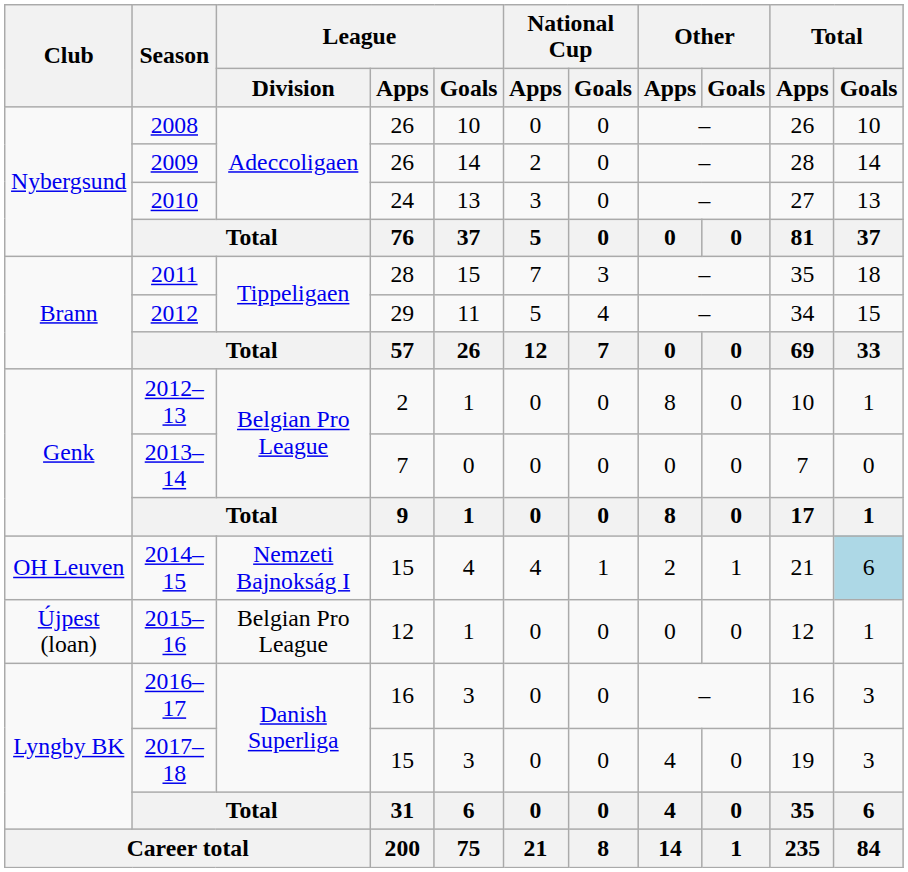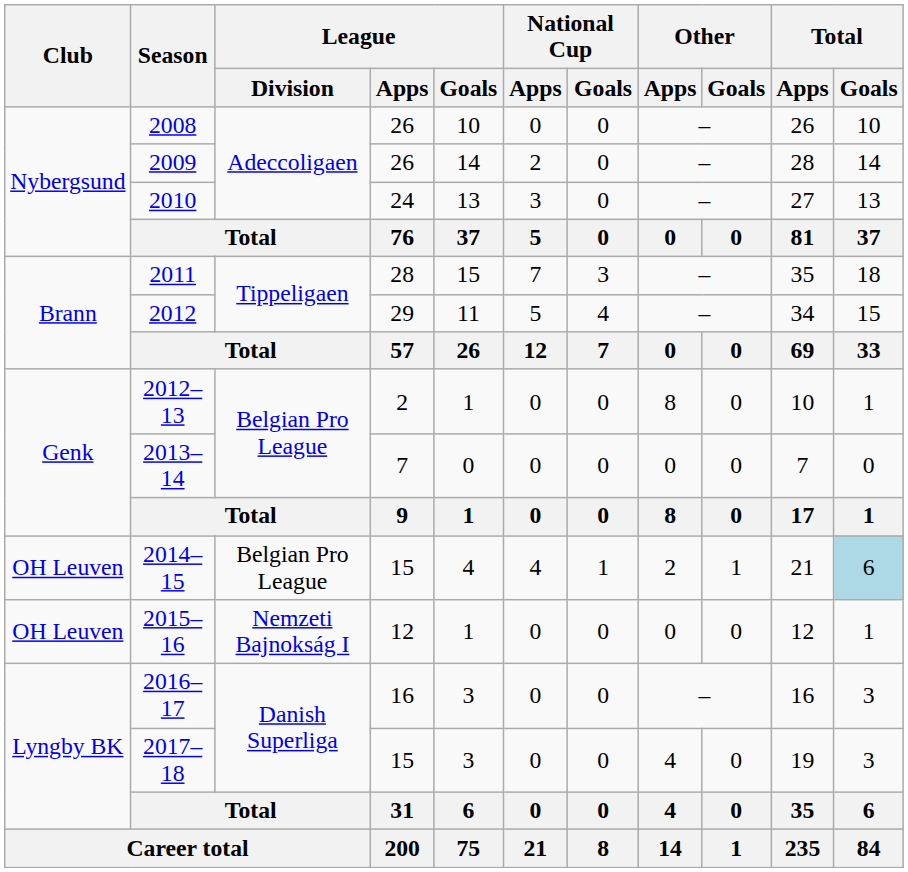(293, 567) Nemzeti Bajnokság I -> (292, 567) Belgian Pro League
(69, 631) Újpest (loan) -> (68, 631) OH Leuven
(293, 631) Belgian Pro League -> (292, 631) Nemzeti Bajnokság I
